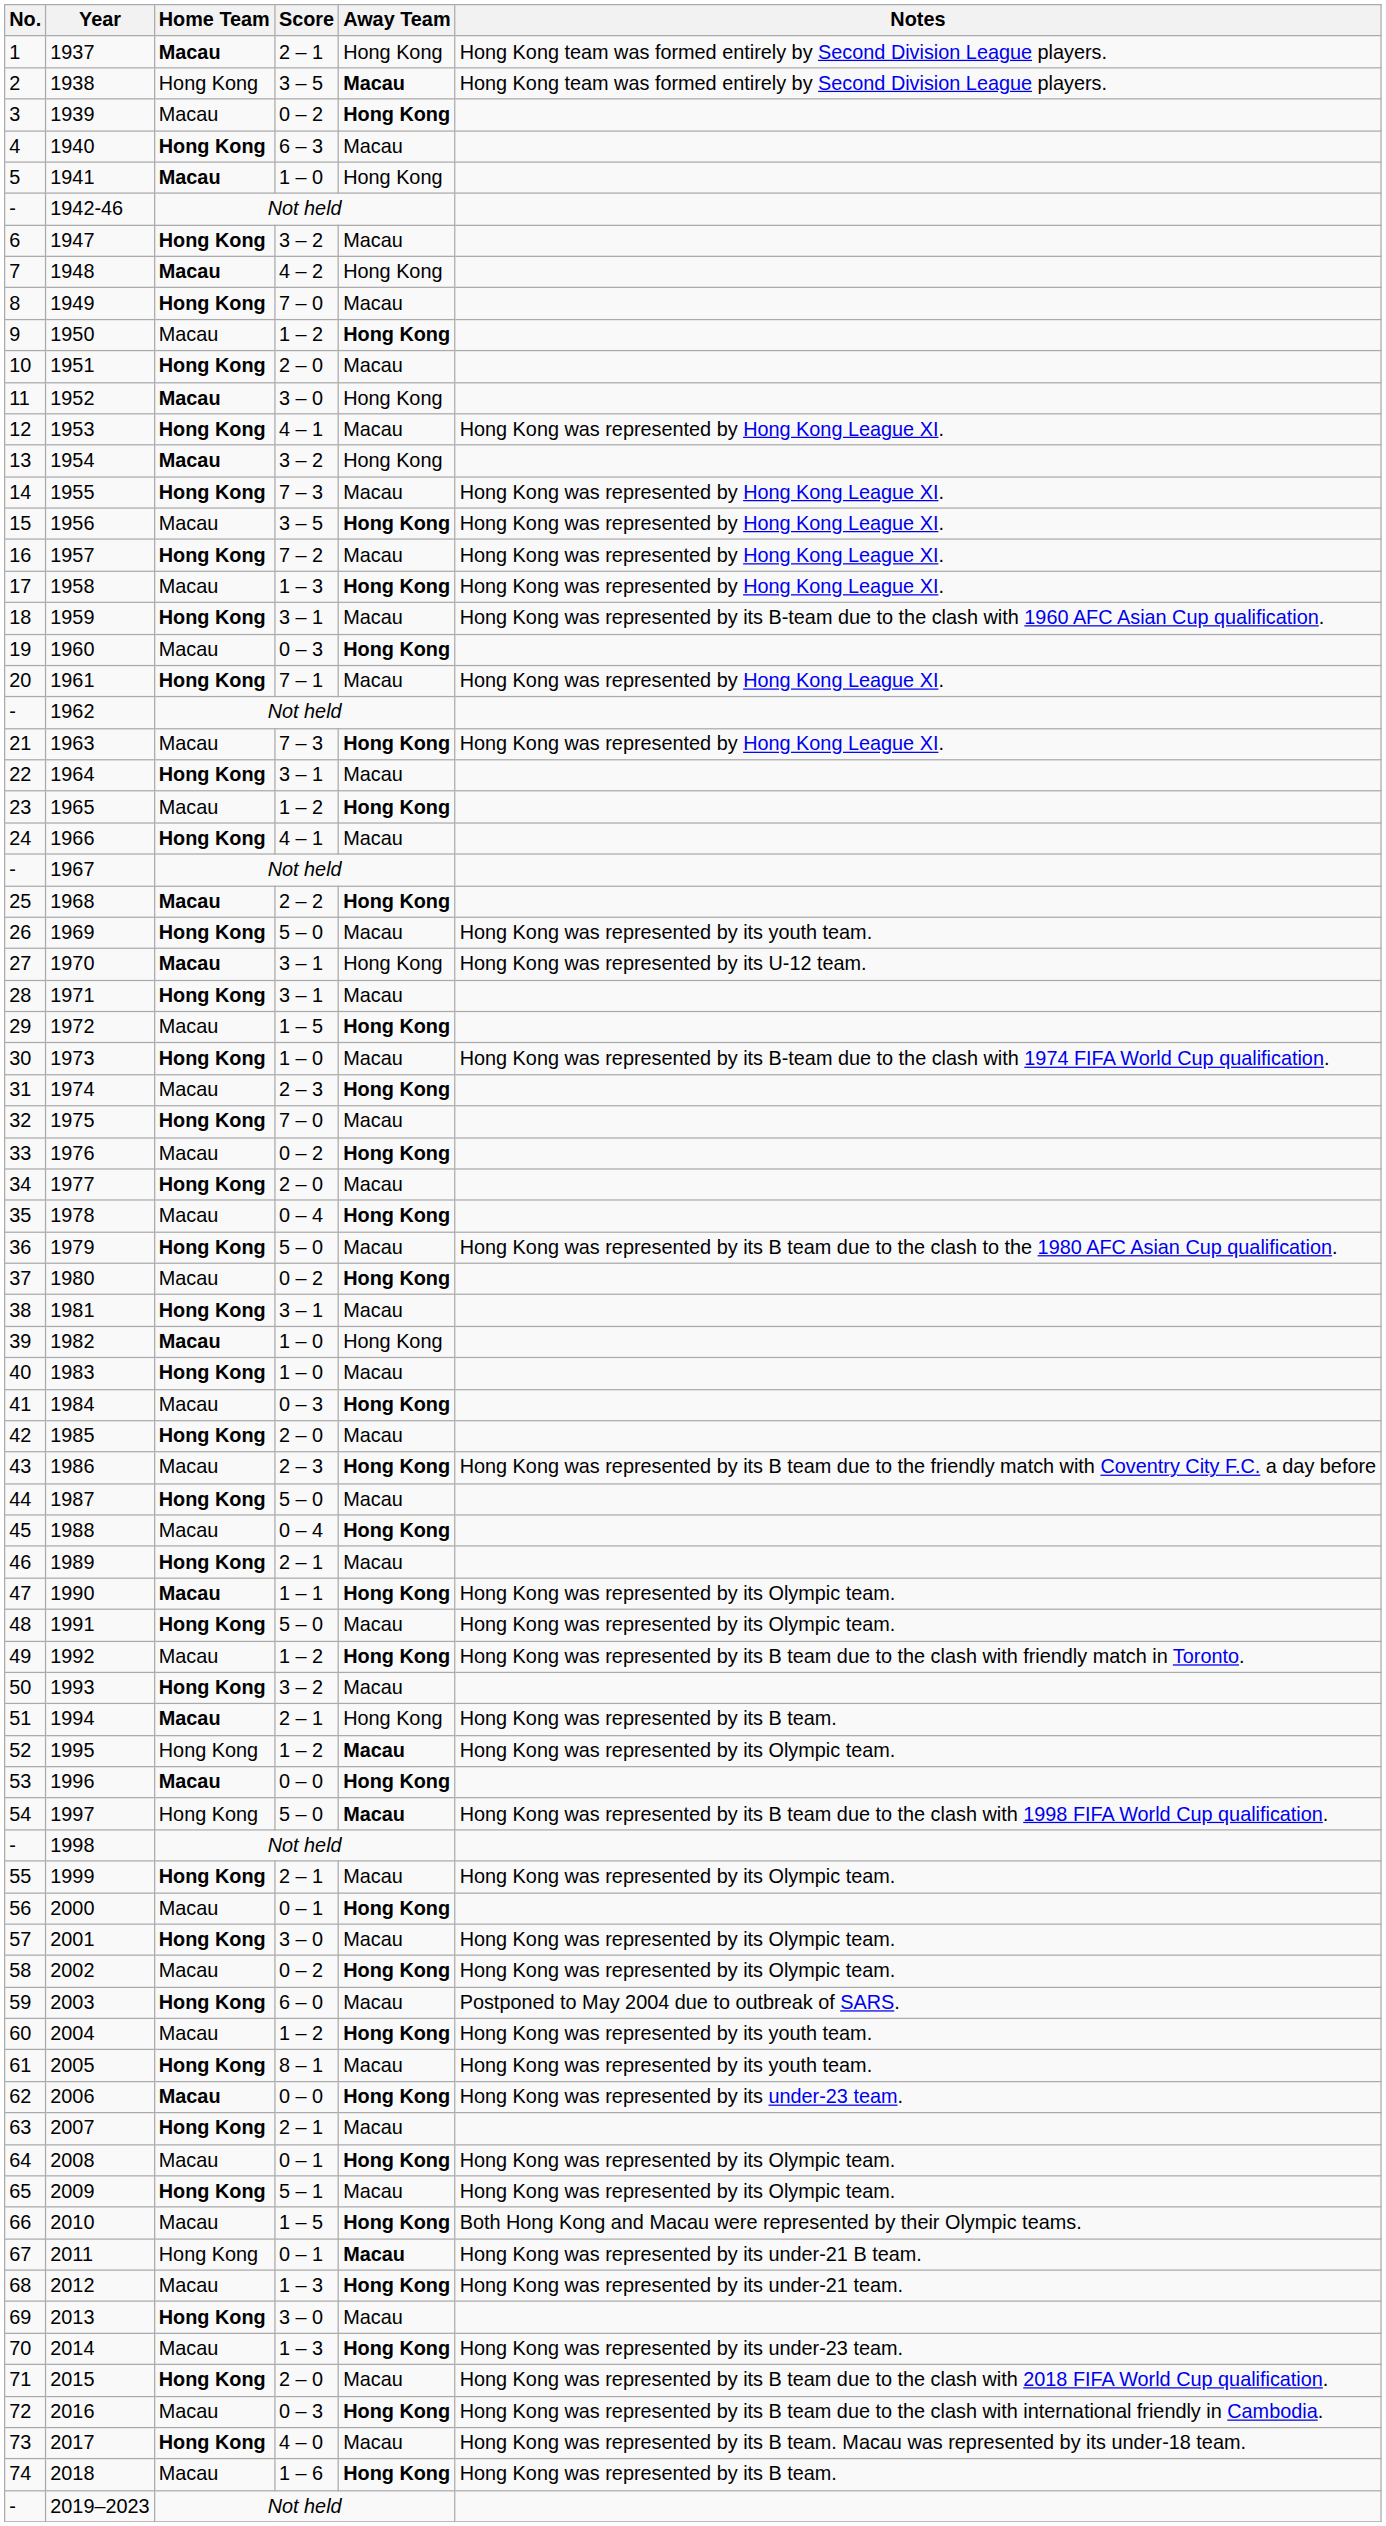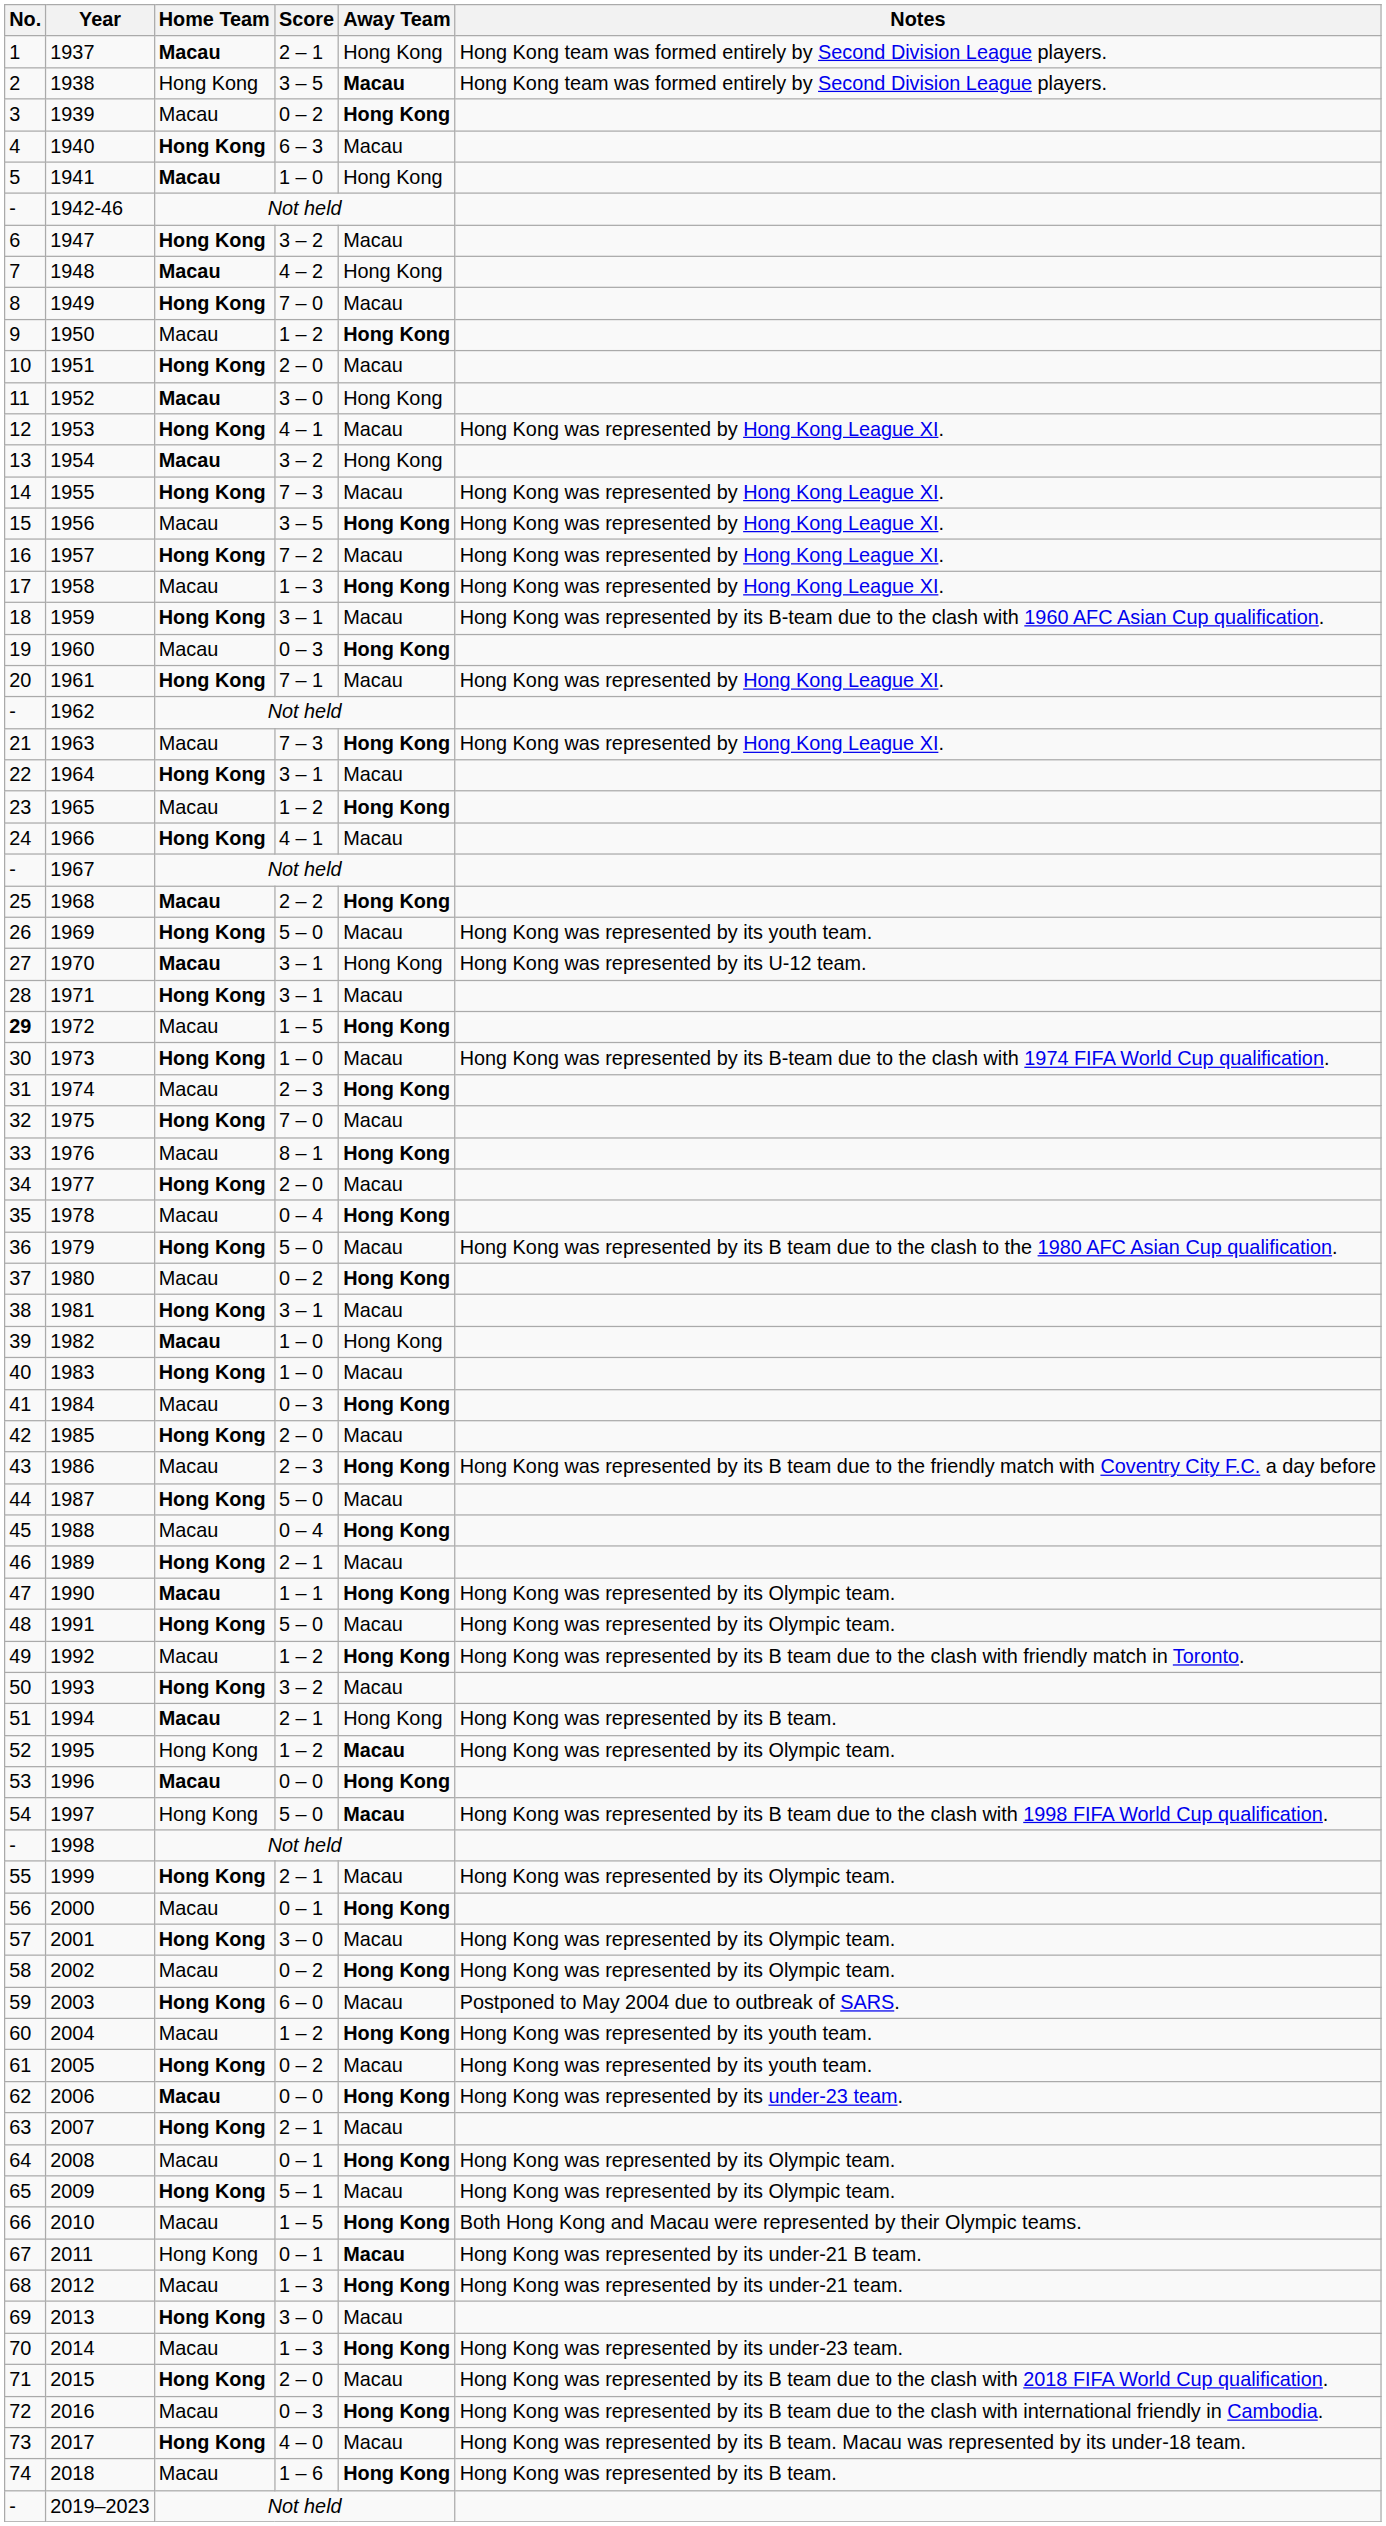(20, 1027) normal -> (20, 1027) bold
(301, 1152) 0 – 2 -> (301, 1152) 8 – 1
(301, 2065) 8 – 1 -> (301, 2065) 0 – 2
